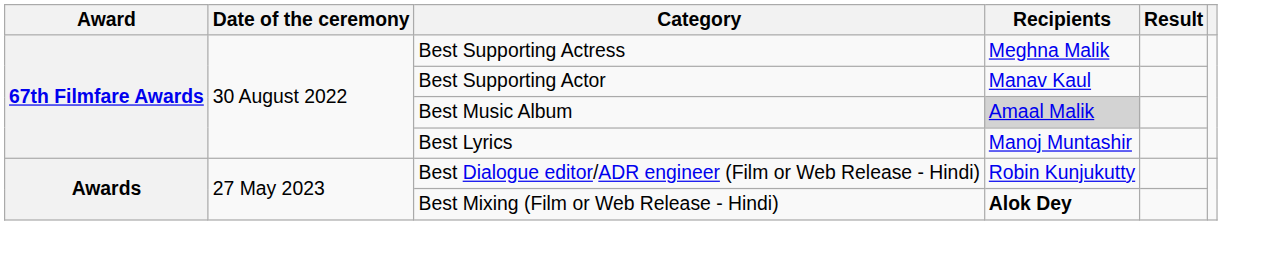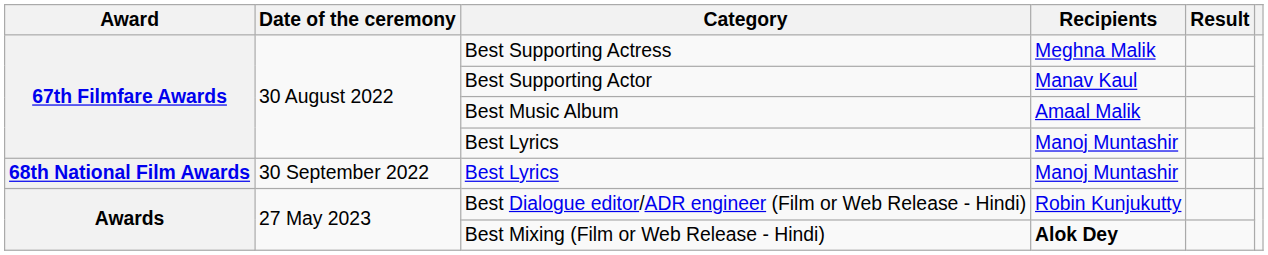(1042, 111) lightgrey background -> (1088, 111) no background
+ row: (130, 173)
